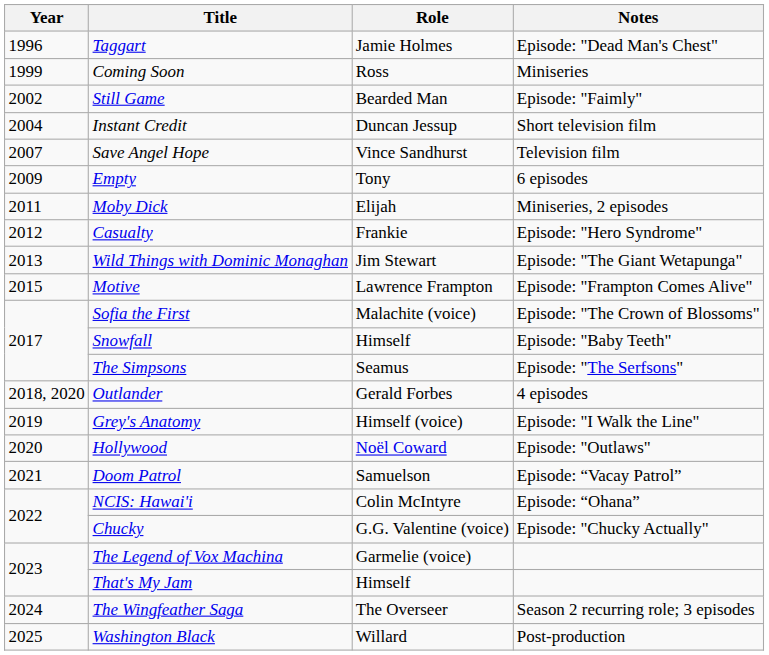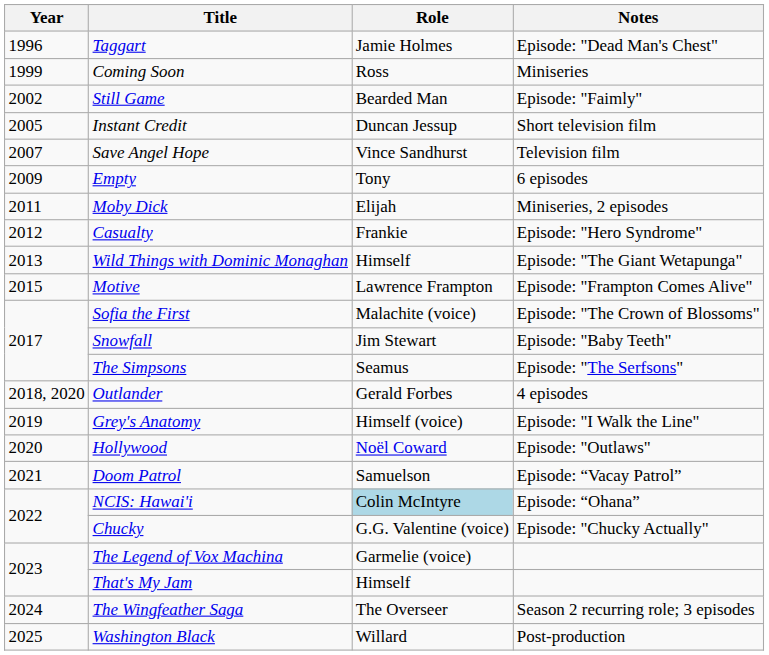(25, 125) 2004 -> (25, 125) 2005
(396, 260) Jim Stewart -> (383, 260) Himself
(383, 340) Himself -> (396, 340) Jim Stewart
(408, 502) no background -> (408, 502) lightblue background
